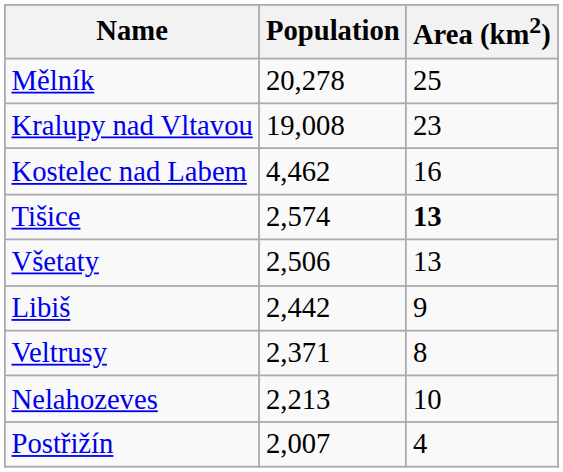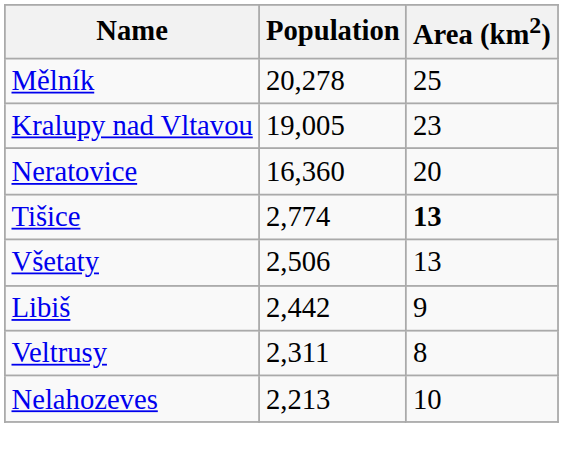(305, 125) 19,008 -> (305, 125) 19,005
+ row: (74, 171)
- row: (129, 171)
(298, 216) 2,574 -> (298, 216) 2,774
(298, 352) 2,371 -> (298, 352) 2,311
- row: (62, 443)
